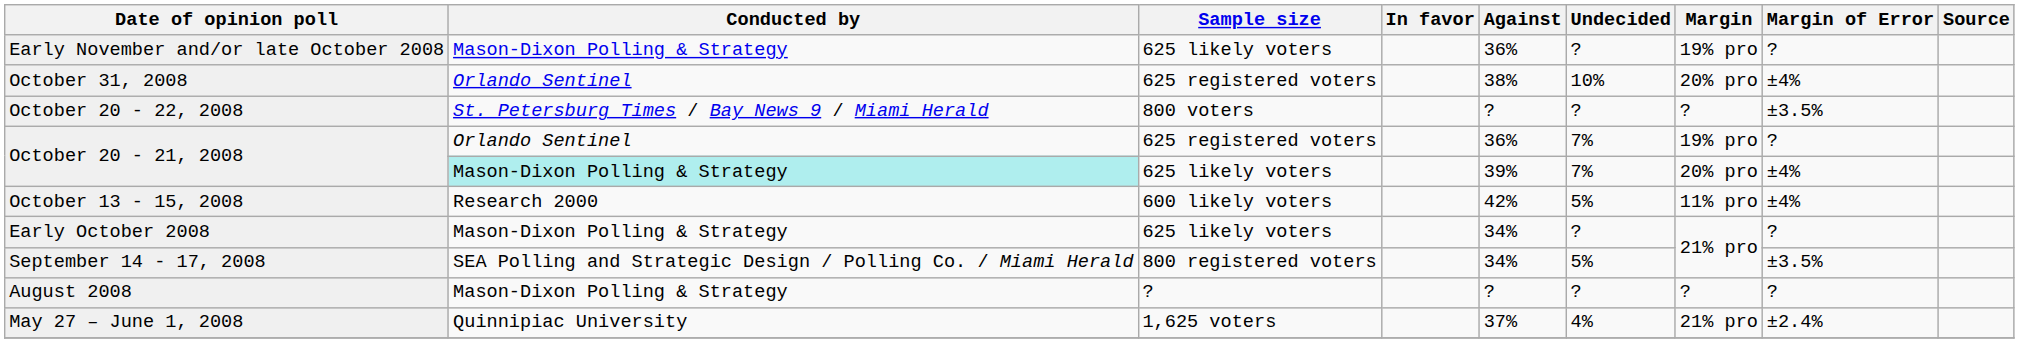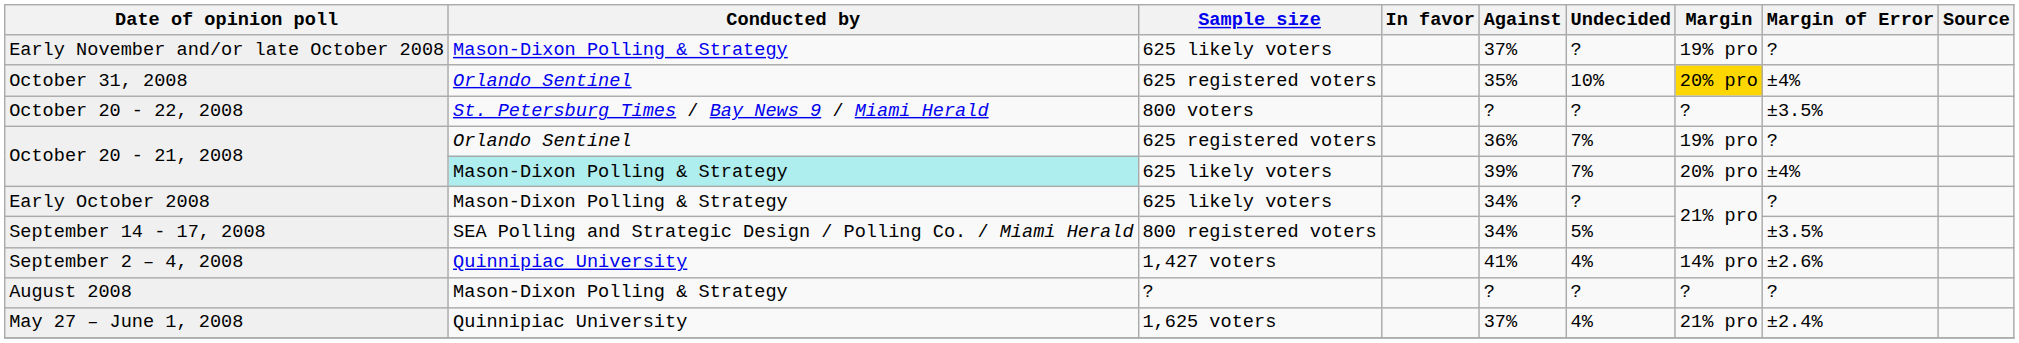(1500, 50) 36% -> (1500, 50) 37%
(1500, 80) 38% -> (1500, 80) 35%
(1719, 80) no background -> (1719, 80) gold background
- row: (126, 202)
+ row: (126, 262)
